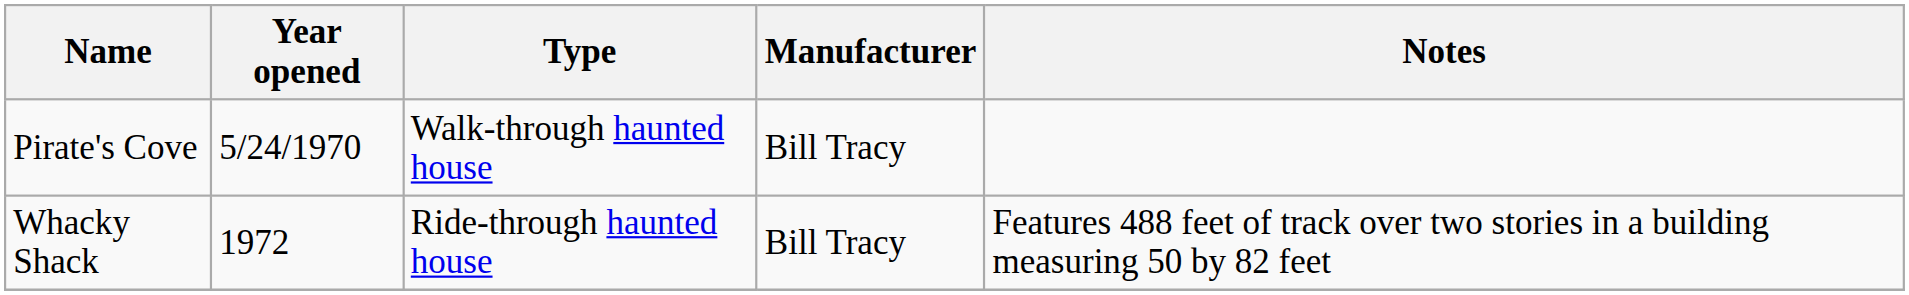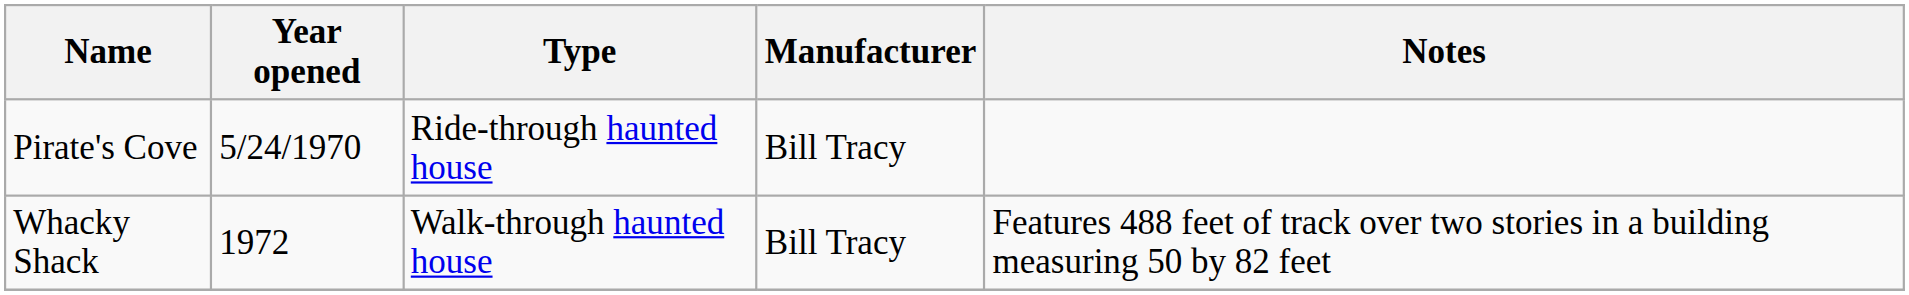(568, 146) Walk-through haunted house -> (564, 146) Ride-through haunted house
(564, 241) Ride-through haunted house -> (568, 241) Walk-through haunted house
